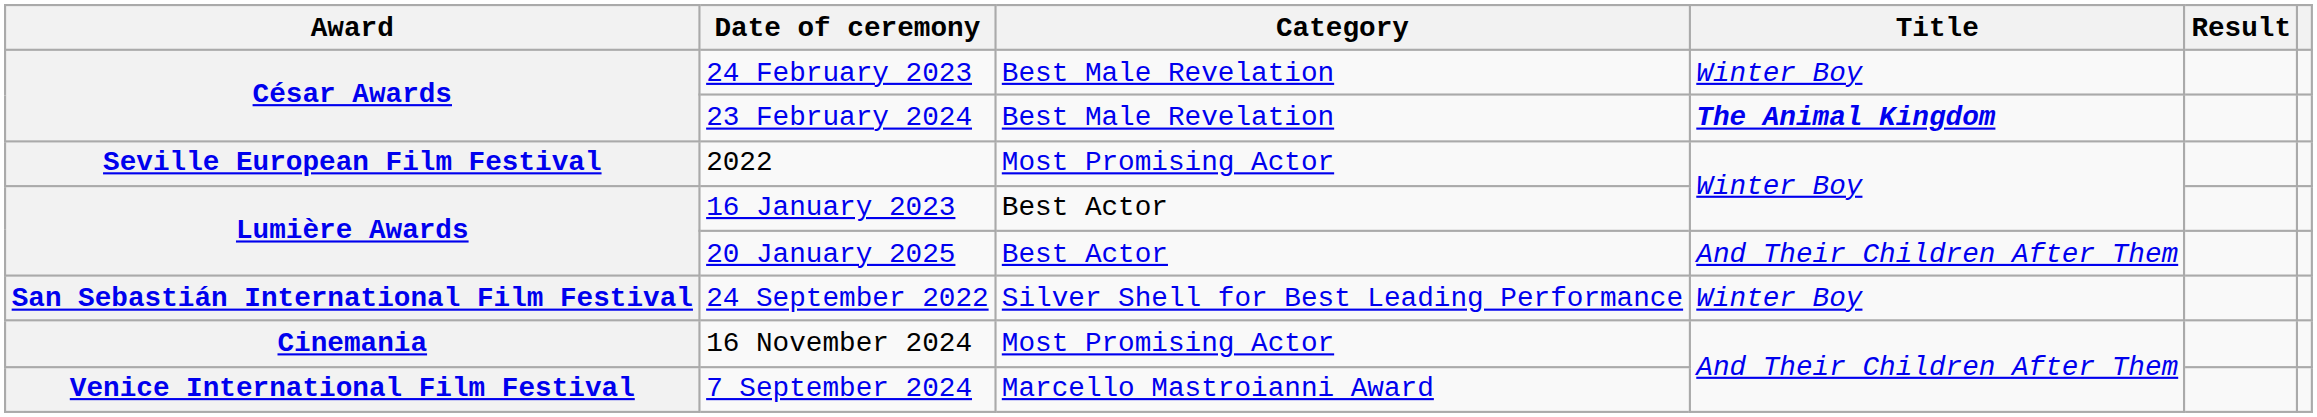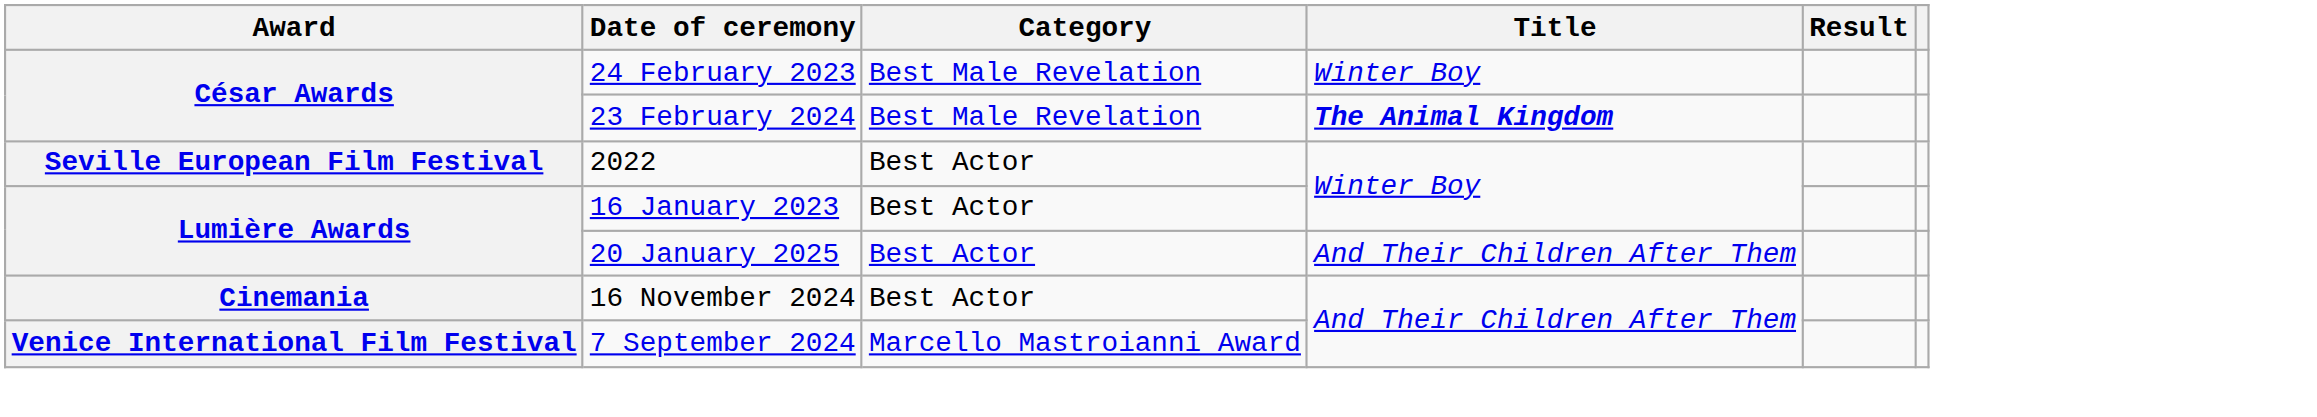(1168, 163) Most Promising Actor -> (952, 163) Best Actor
- row: (847, 298)
(1168, 344) Most Promising Actor -> (952, 298) Best Actor
